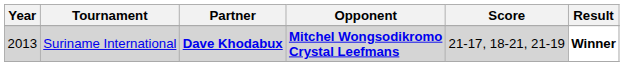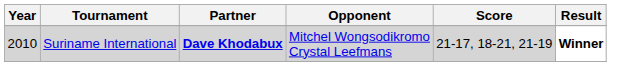(22, 44) 2013 -> (22, 44) 2010
(366, 44) bold -> (359, 44) normal
